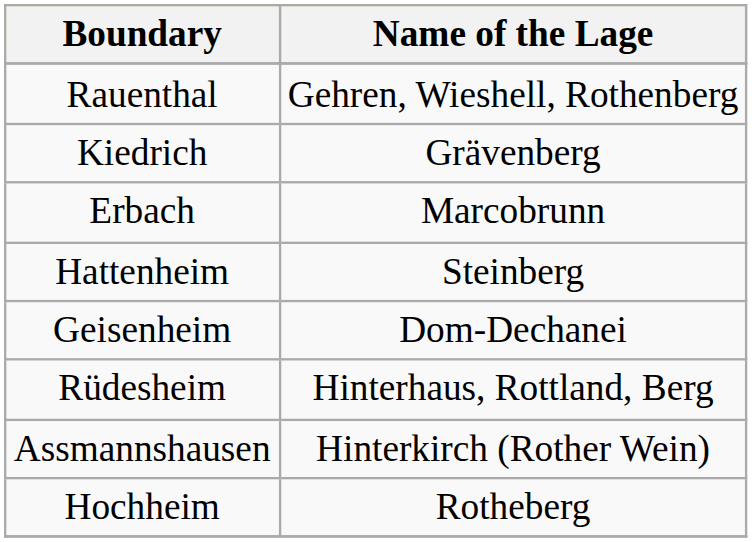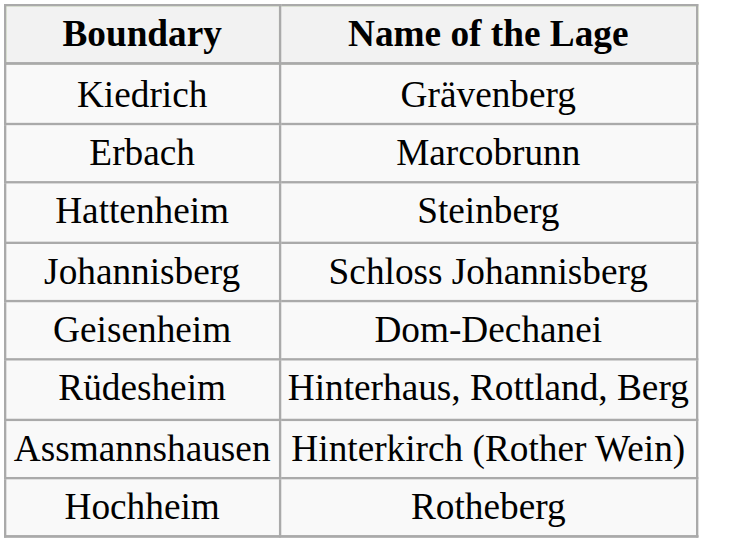- row: (142, 93)
+ row: (142, 270)
